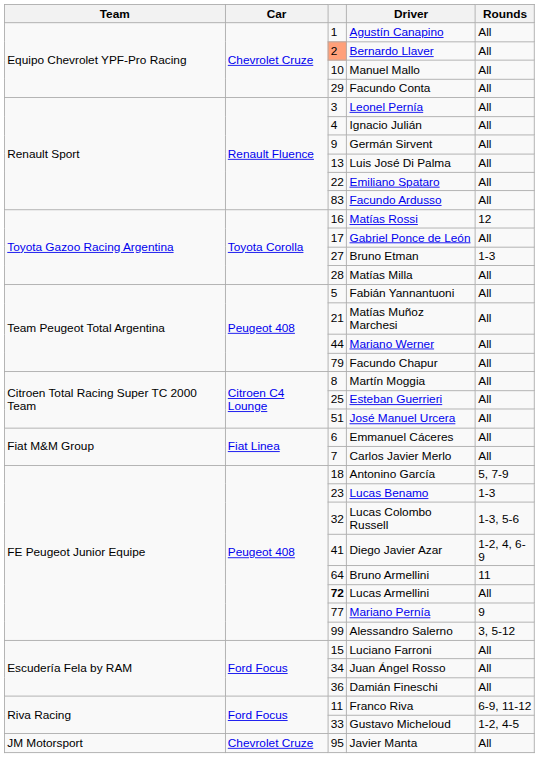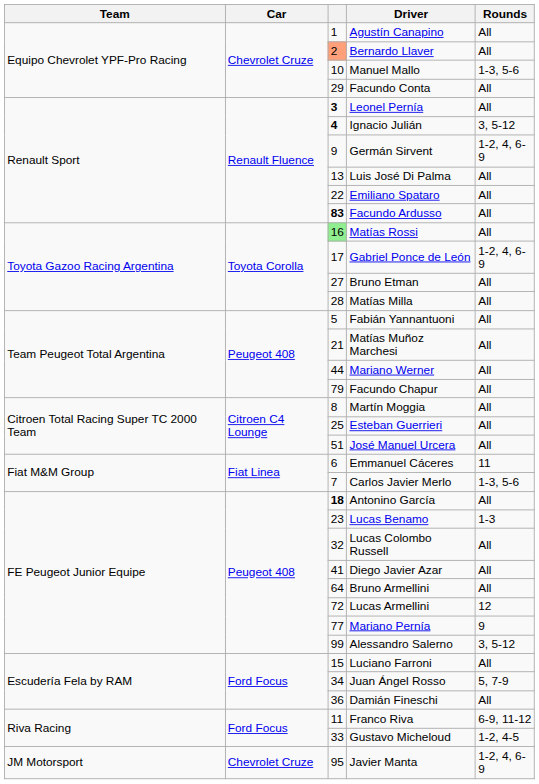(485, 69) All -> (499, 69) 1-3, 5-6
(334, 107) normal -> (334, 107) bold
(334, 125) normal -> (334, 125) bold
(485, 125) All -> (497, 125) 3, 5-12
(485, 144) All -> (502, 150) 1-2, 4, 6-9
(337, 200) normal -> (337, 213) bold
(337, 219) no background -> (337, 232) lightgreen background
(485, 219) 12 -> (485, 232) All
(485, 237) All -> (502, 257) 1-2, 4, 6-9
(487, 256) 1-3 -> (485, 282) All
(485, 437) All -> (484, 463) 11
(485, 455) All -> (499, 481) 1-3, 5-6
(337, 474) normal -> (337, 500) bold
(493, 474) 5, 7-9 -> (485, 500) All
(499, 518) 1-3, 5-6 -> (485, 544) All
(502, 550) 1-2, 4, 6-9 -> (485, 569) All
(484, 575) 11 -> (485, 588) All
(337, 593) bold -> (337, 606) normal
(485, 593) All -> (485, 606) 12
(485, 668) All -> (493, 681) 5, 7-9
(485, 743) All -> (502, 762) 1-2, 4, 6-9
